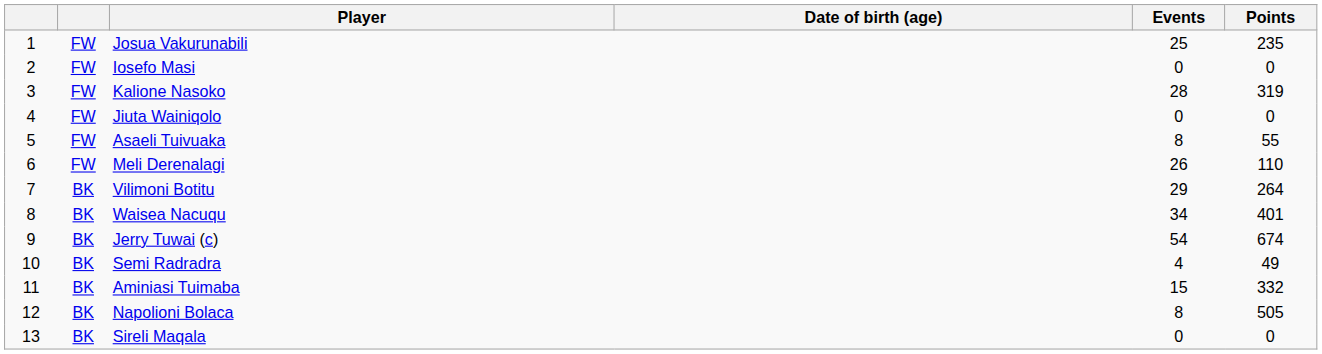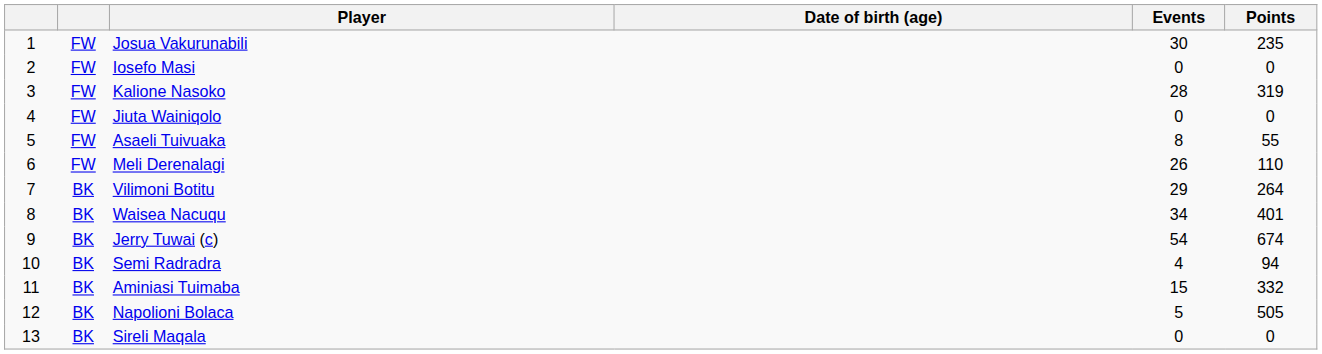(1179, 43) 25 -> (1179, 43) 30
(1270, 263) 49 -> (1270, 263) 94
(1179, 312) 8 -> (1179, 312) 5
